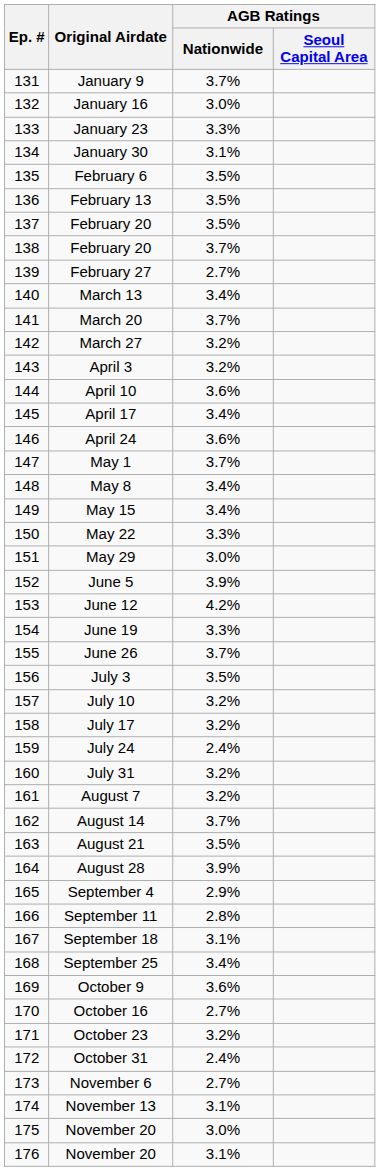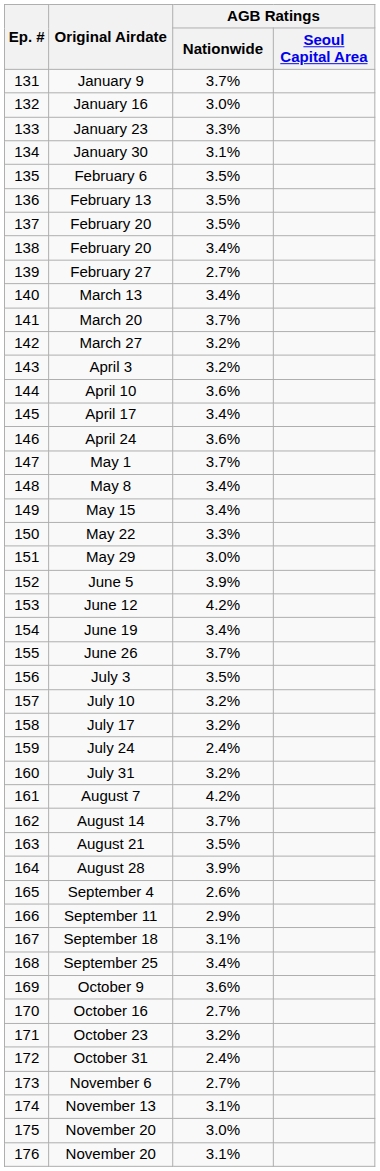(223, 248) 3.7% -> (223, 248) 3.4%
(223, 629) 3.3% -> (223, 629) 3.4%
(223, 796) 3.2% -> (223, 796) 4.2%
(223, 892) 2.9% -> (223, 892) 2.6%
(223, 915) 2.8% -> (223, 915) 2.9%
